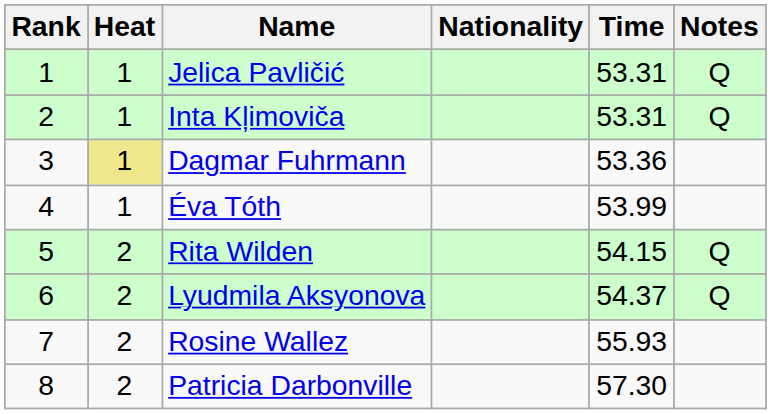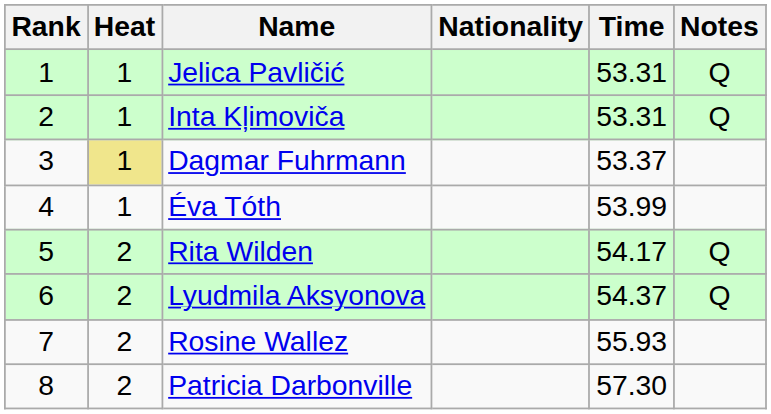(632, 161) 53.36 -> (632, 161) 53.37
(632, 251) 54.15 -> (632, 251) 54.17
